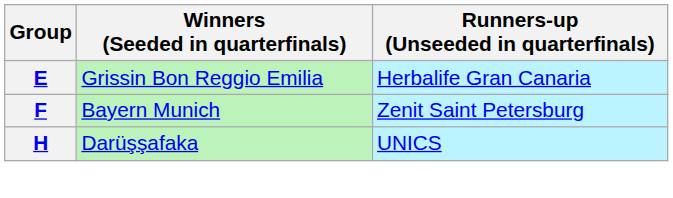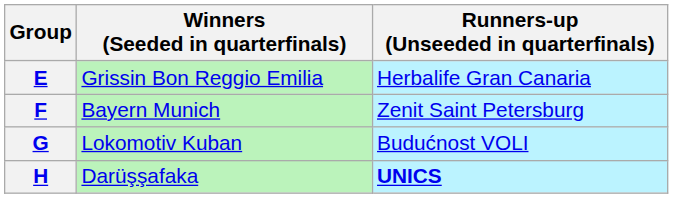+ row: (41, 143)
(409, 143) normal -> (409, 176) bold
